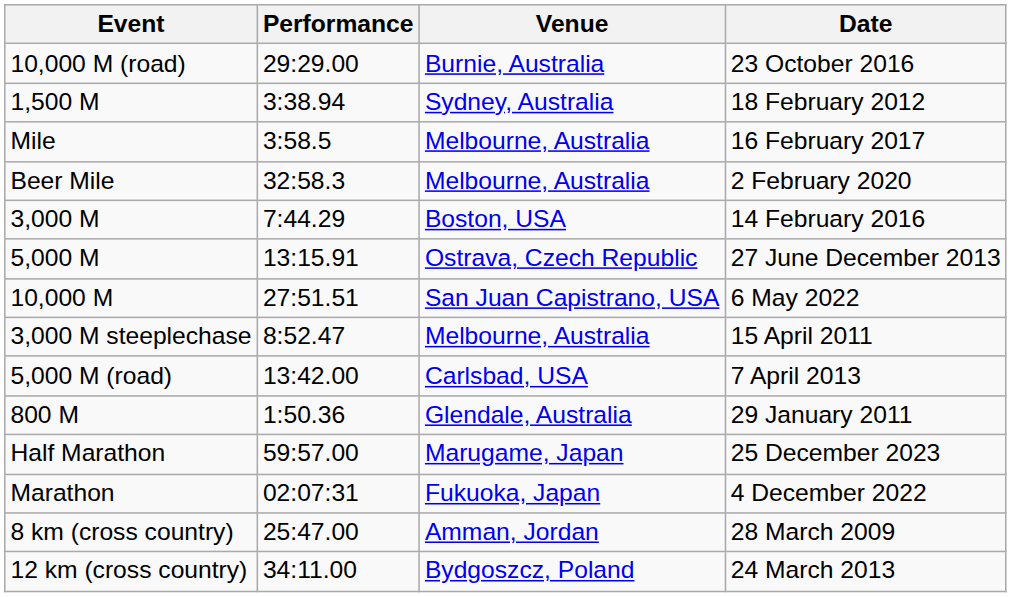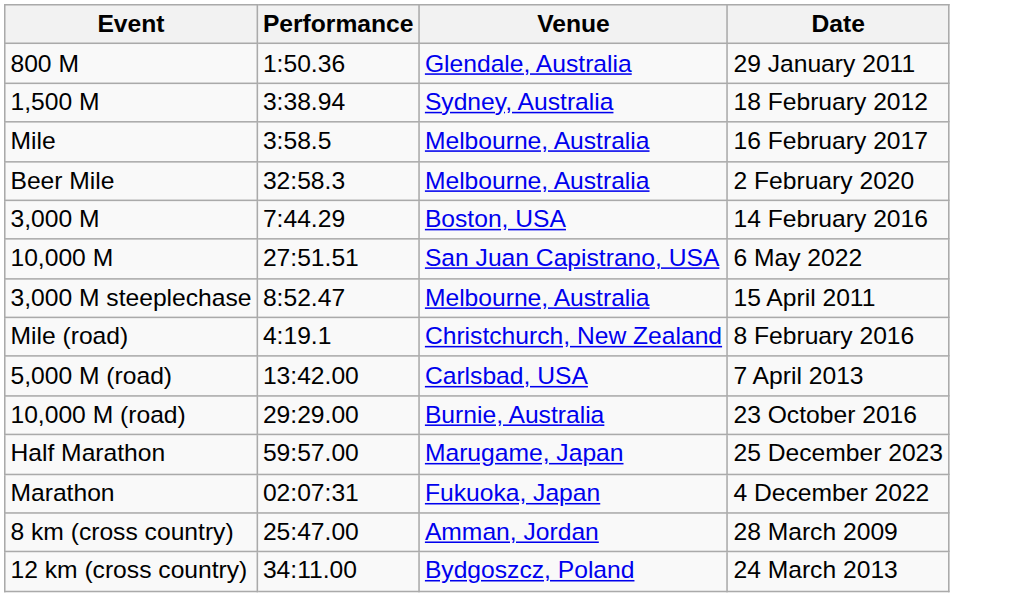rows swapped: (45, 414) <-> (98, 63)
- row: (55, 258)
+ row: (69, 336)
